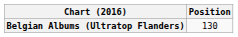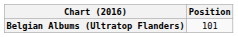(210, 26) 130 -> (210, 26) 101
